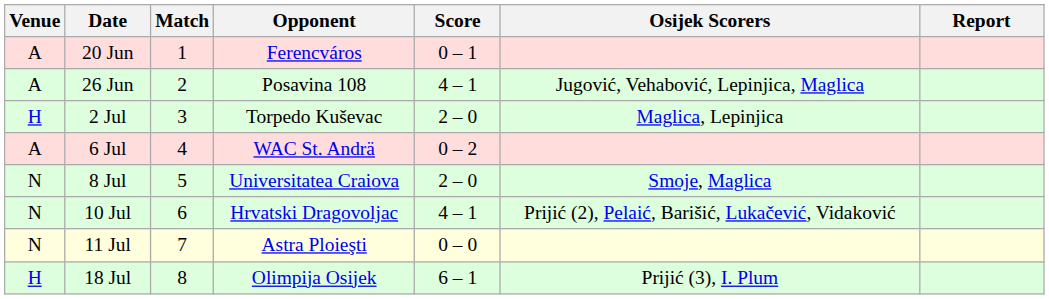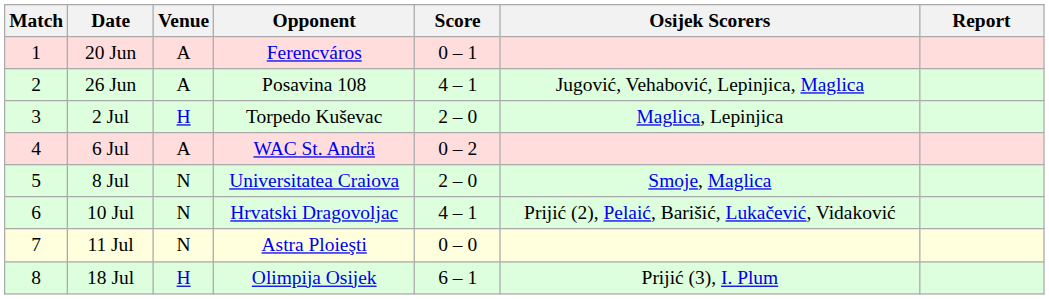columns swapped: (182, 20) <-> (35, 20)
